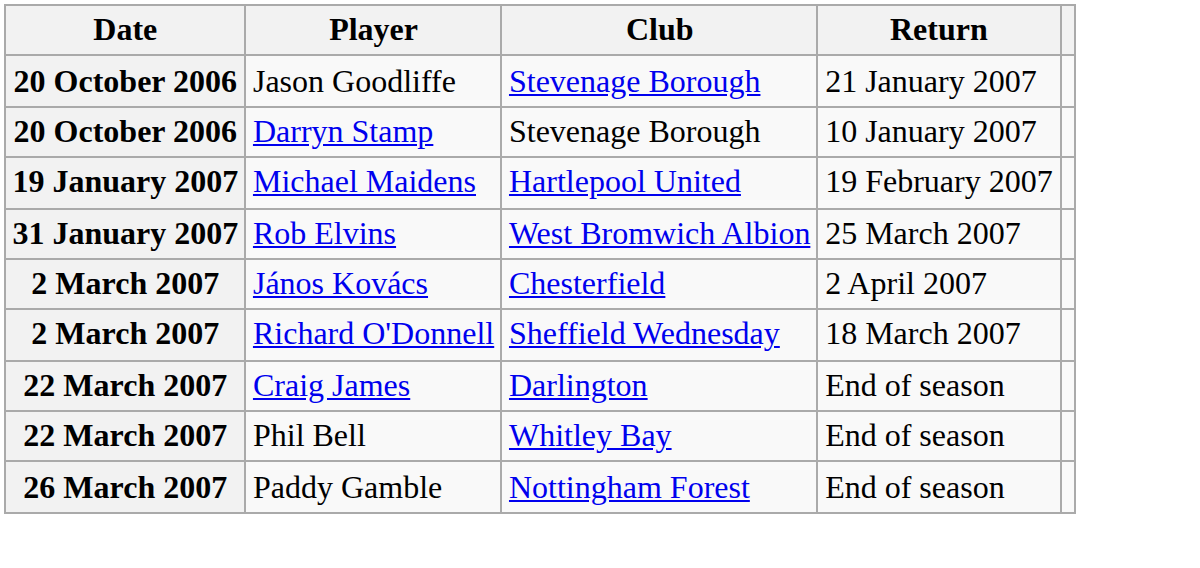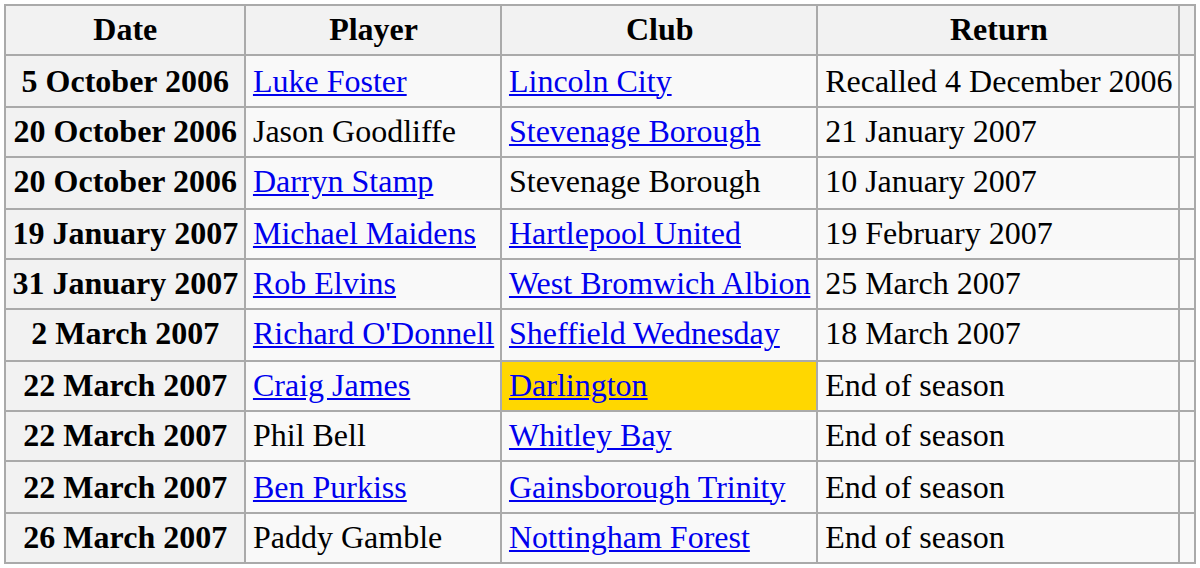+ row: (330, 80)
- row: (340, 283)
(578, 385) no background -> (578, 385) gold background
+ row: (330, 486)
